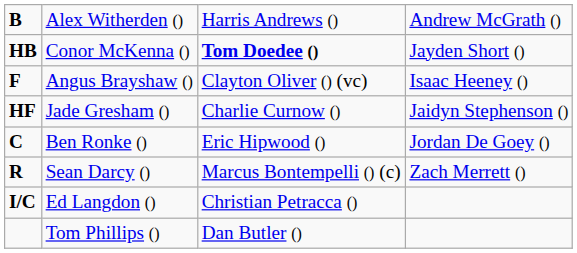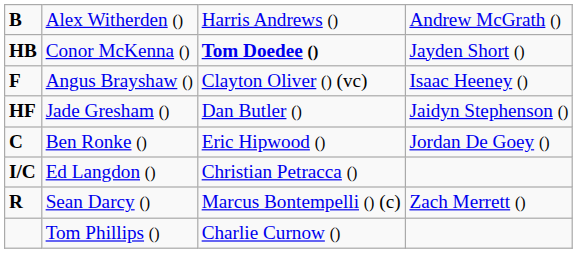(271, 111) Charlie Curnow () -> (252, 111) Dan Butler ()
rows swapped: (98, 171) <-> (101, 202)
(252, 232) Dan Butler () -> (271, 232) Charlie Curnow ()
